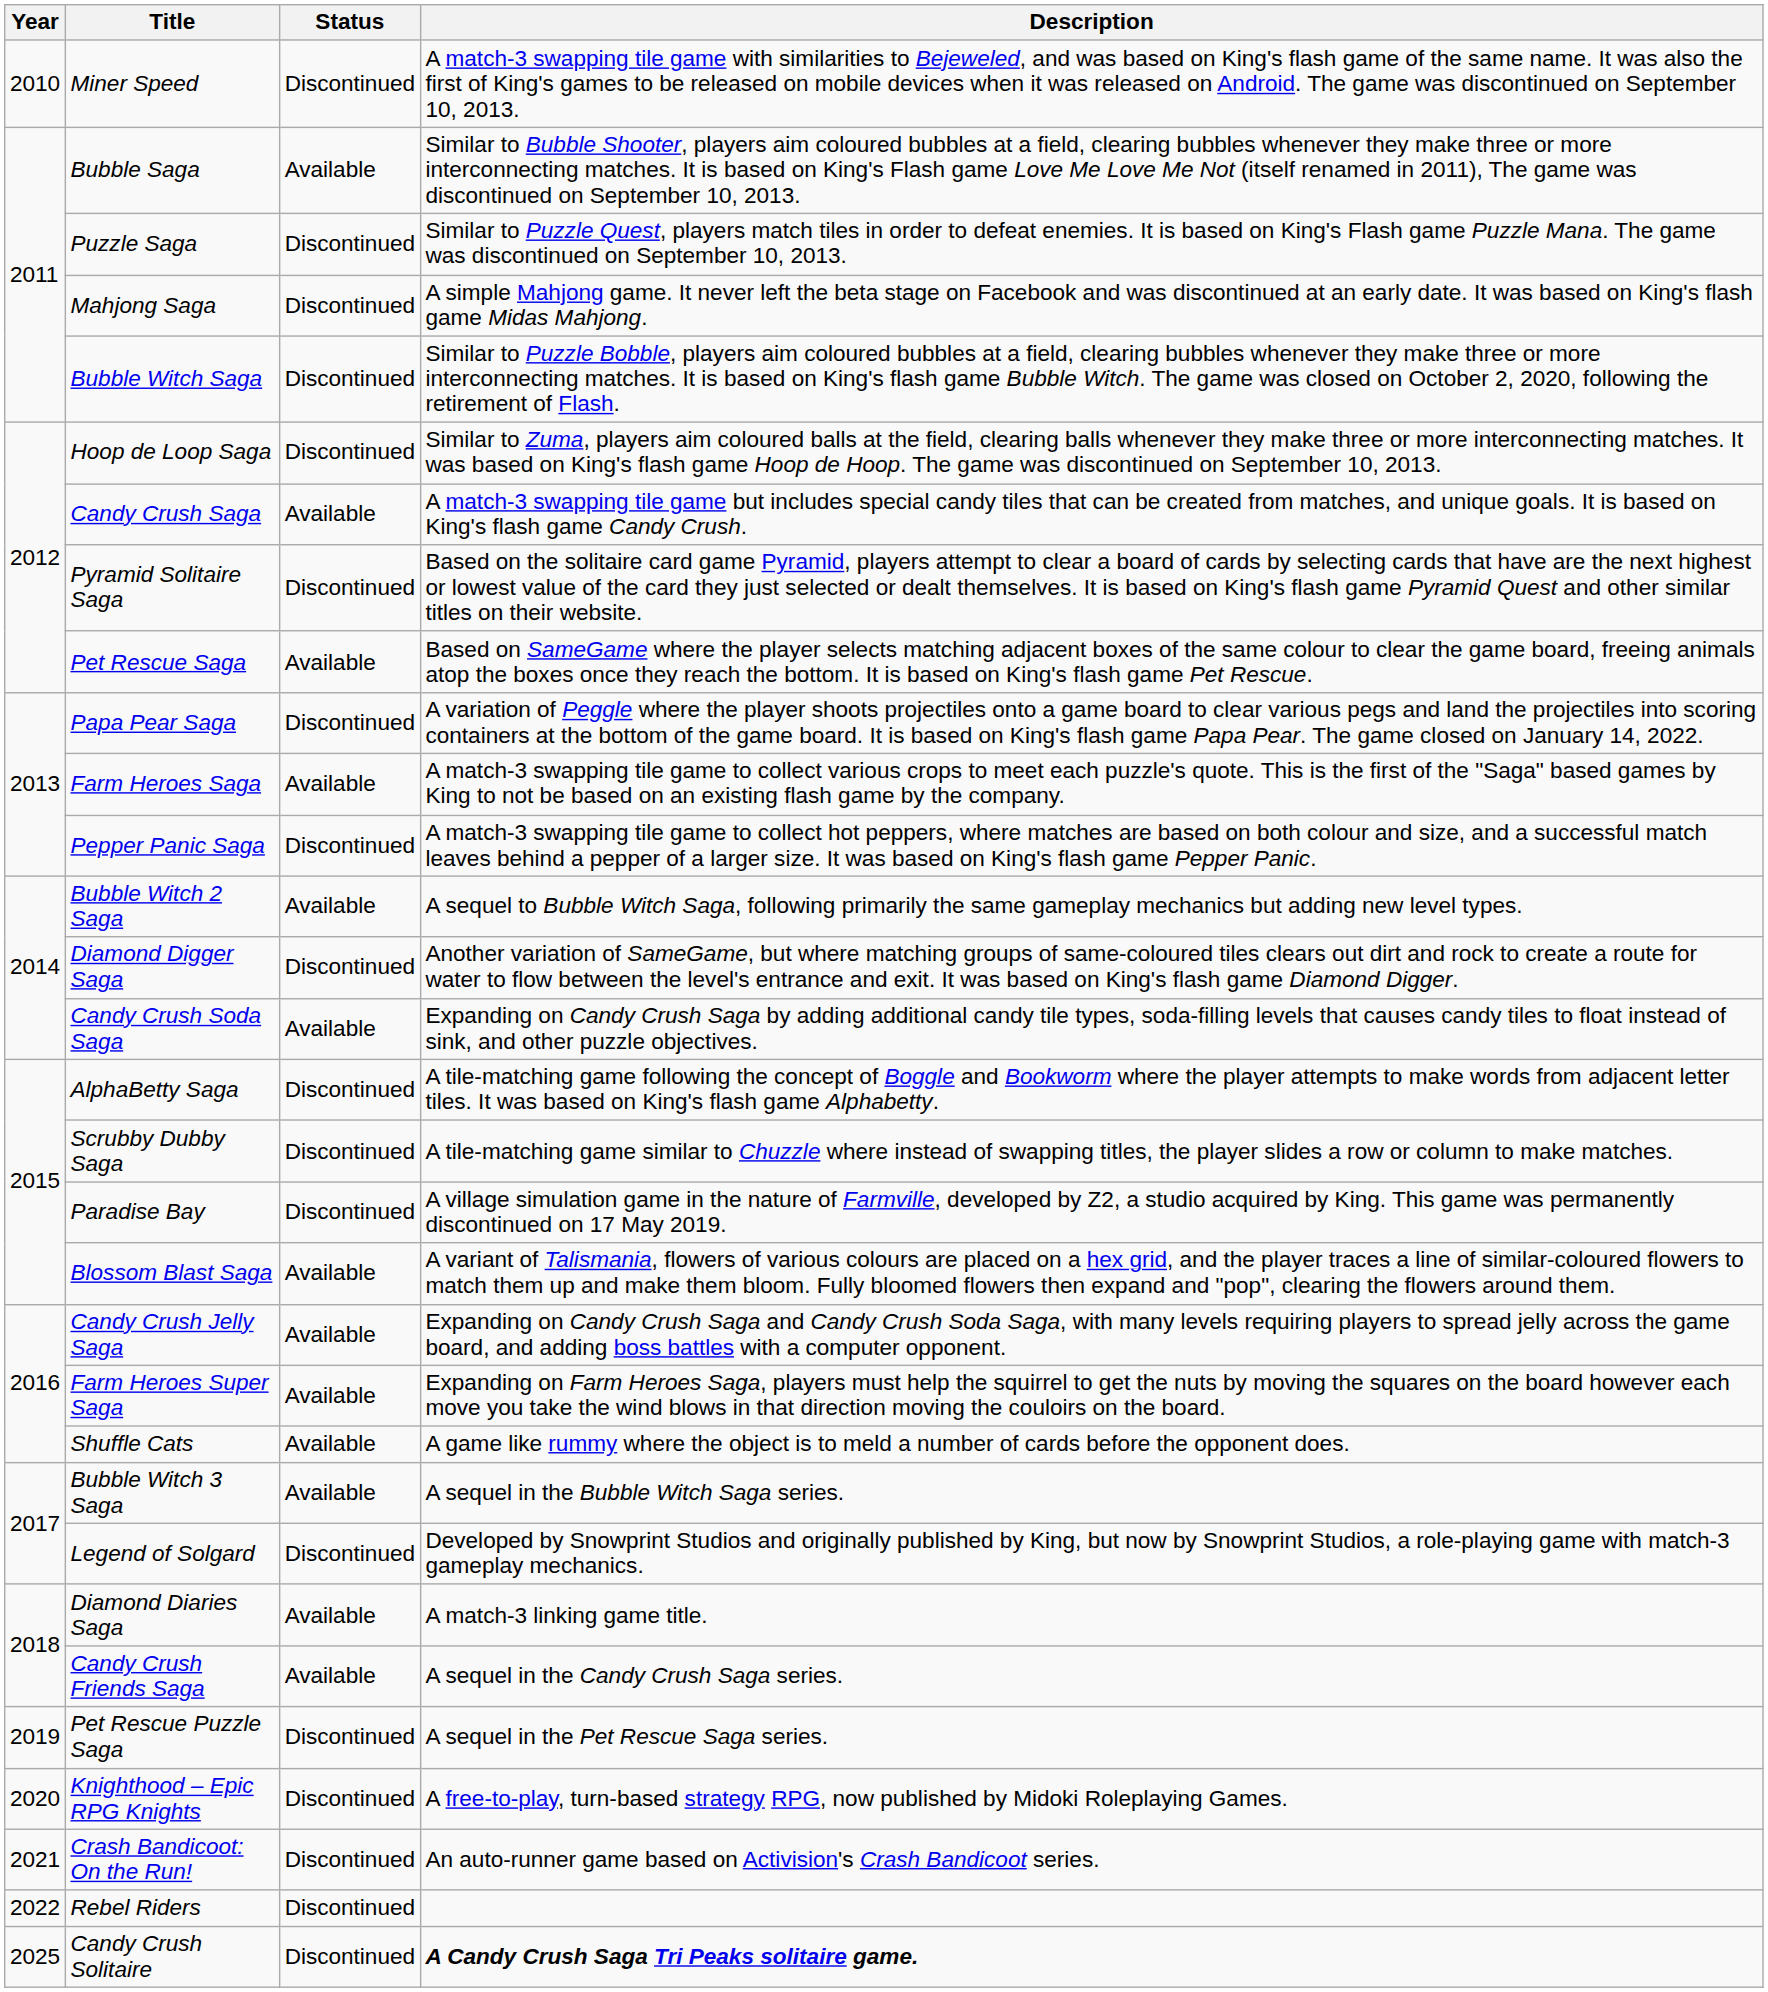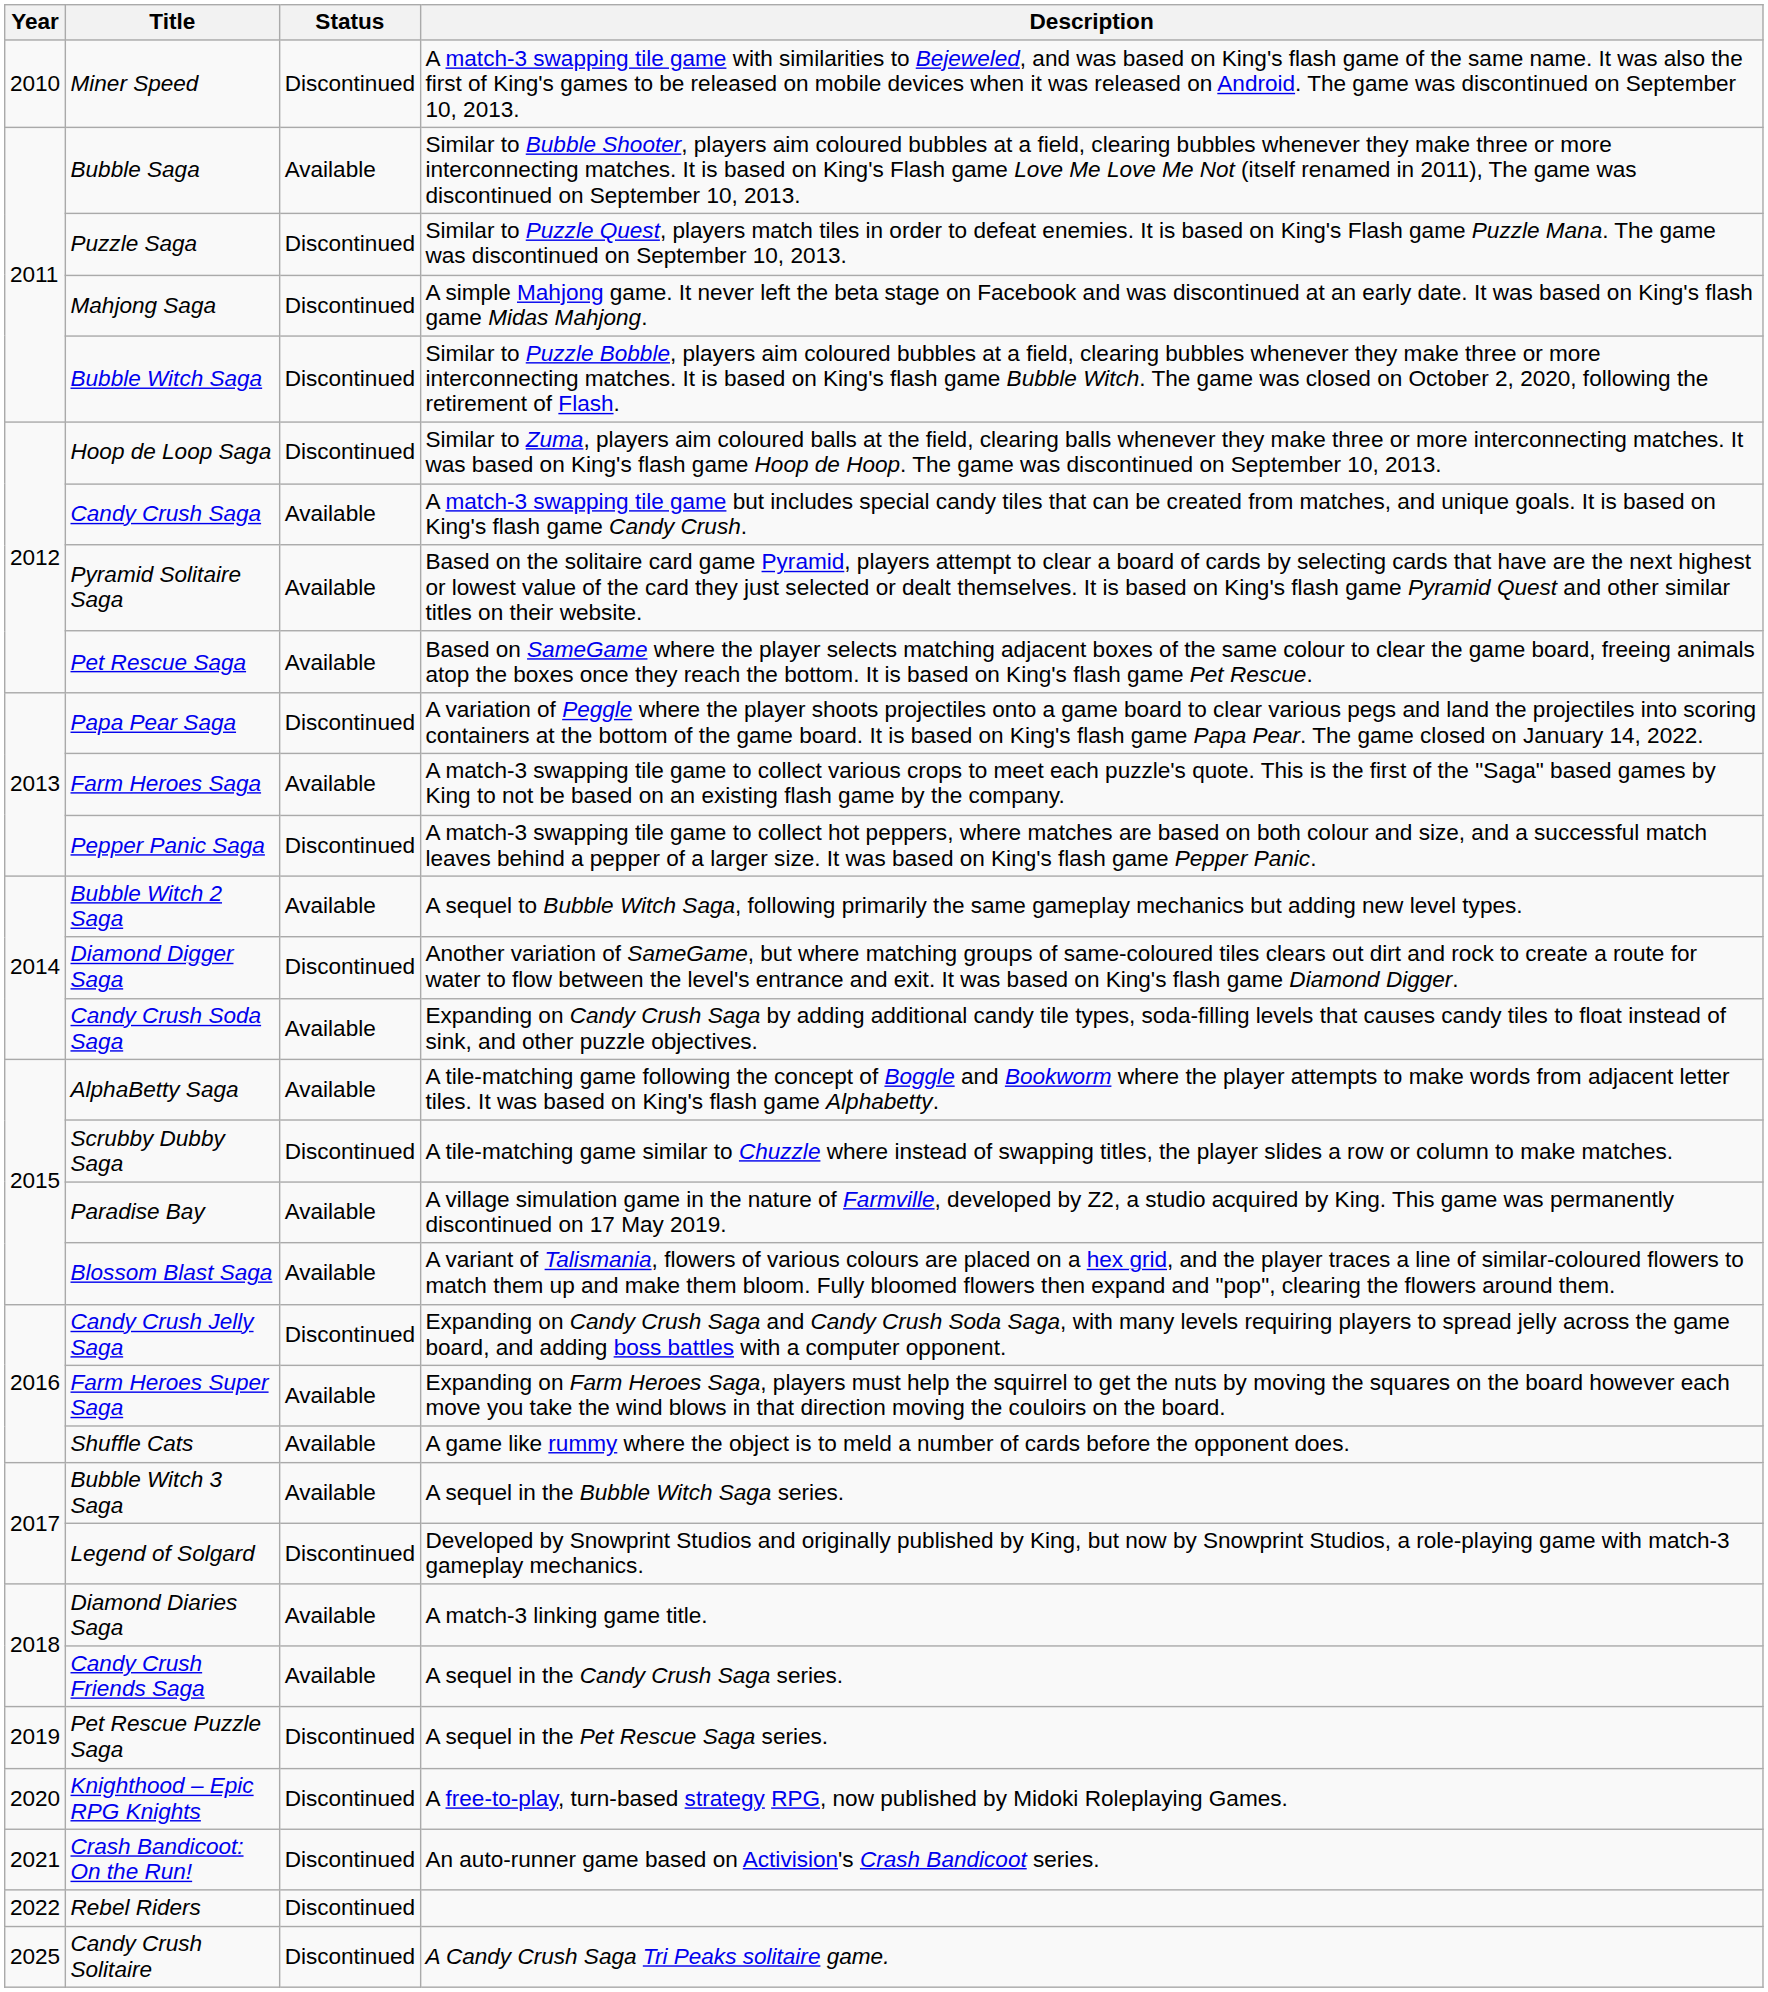(350, 587) Discontinued -> (330, 587) Available
(350, 1089) Discontinued -> (330, 1089) Available
(350, 1212) Discontinued -> (330, 1212) Available
(330, 1334) Available -> (350, 1334) Discontinued
(672, 1956) bold -> (657, 1956) normal
